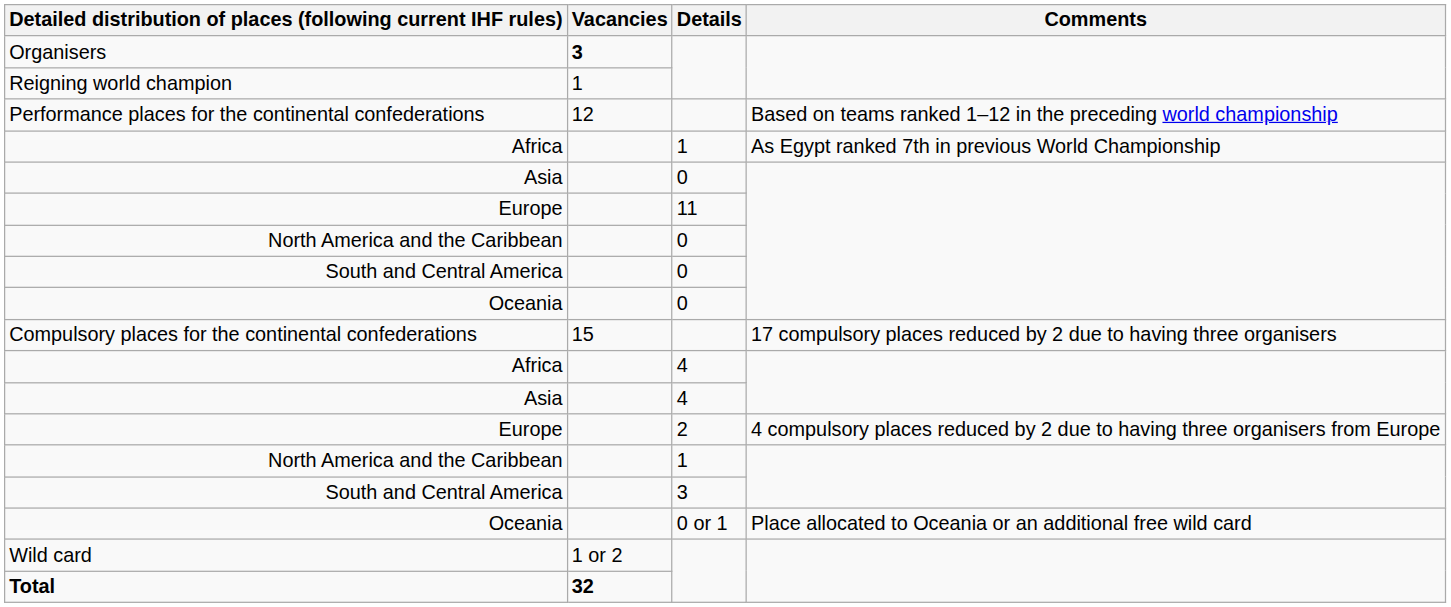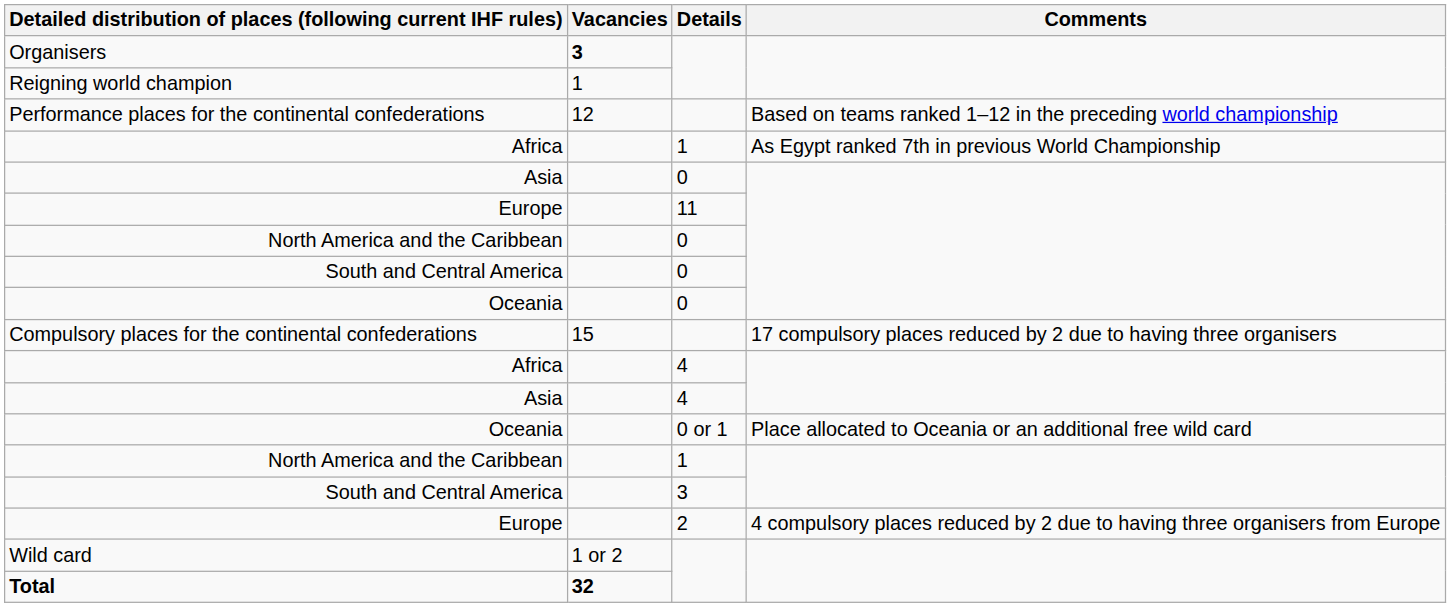rows swapped: (531, 429) <-> (526, 523)
